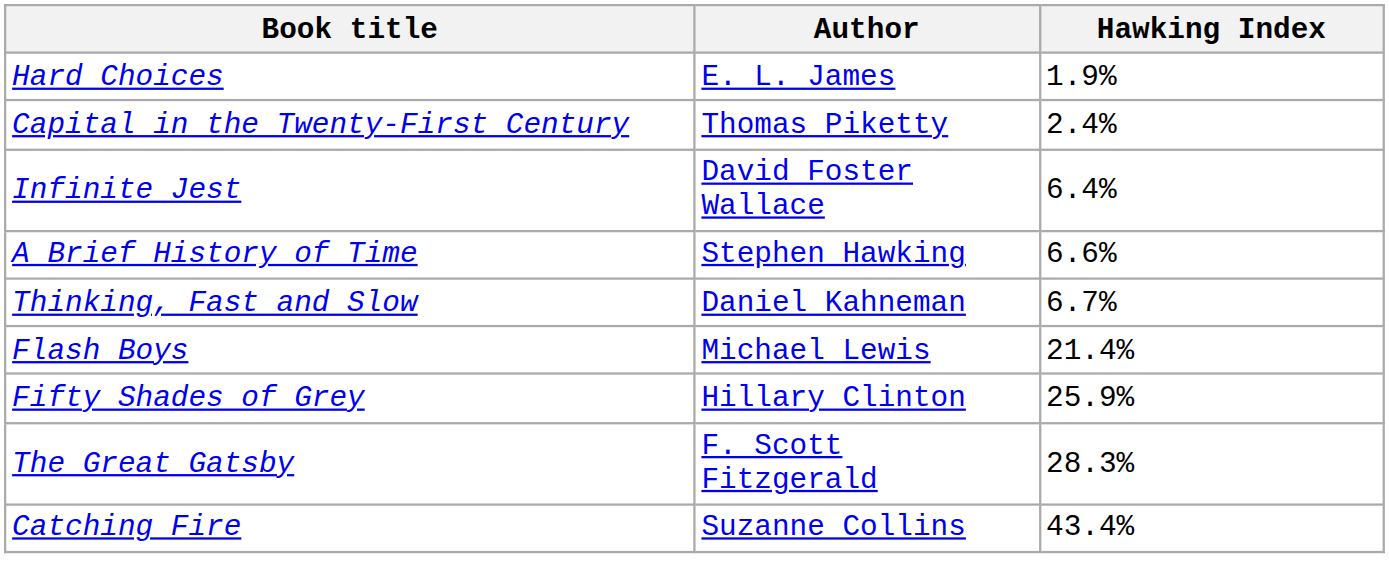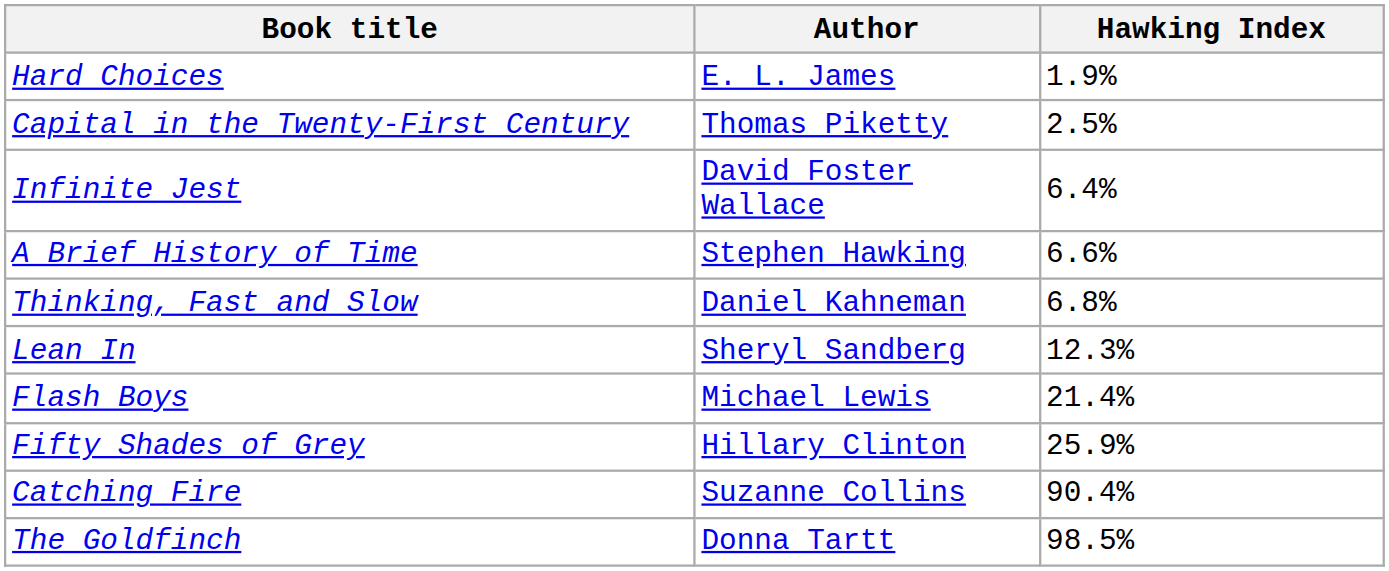(1081, 125) 2.4% -> (1081, 125) 2.5%
(1081, 302) 6.7% -> (1081, 302) 6.8%
+ row: (74, 350)
- row: (153, 463)
(1090, 528) 43.4% -> (1090, 494) 90.4%
+ row: (127, 542)
